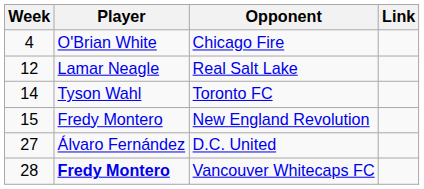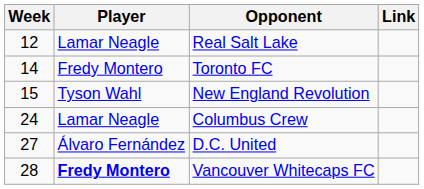- row: (238, 42)
(100, 94) Tyson Wahl -> (110, 68) Fredy Montero
(110, 119) Fredy Montero -> (100, 94) Tyson Wahl
+ row: (250, 119)
